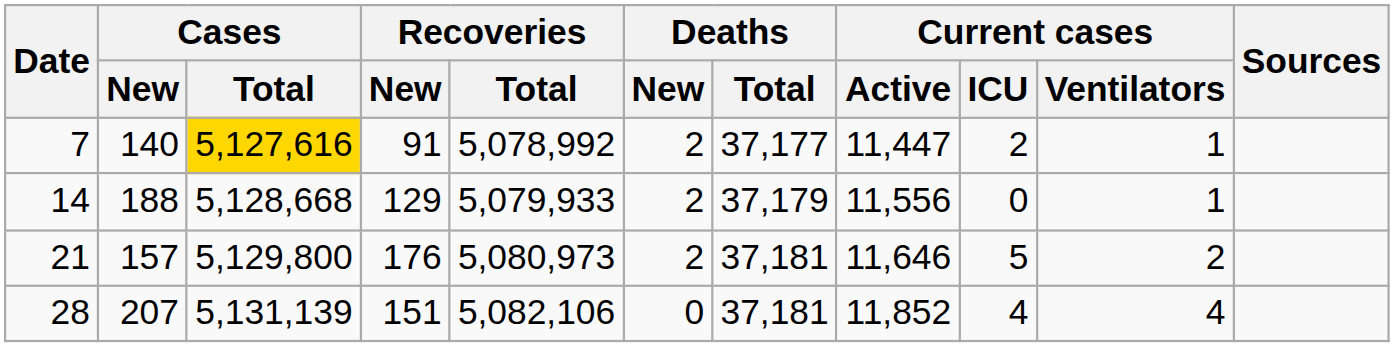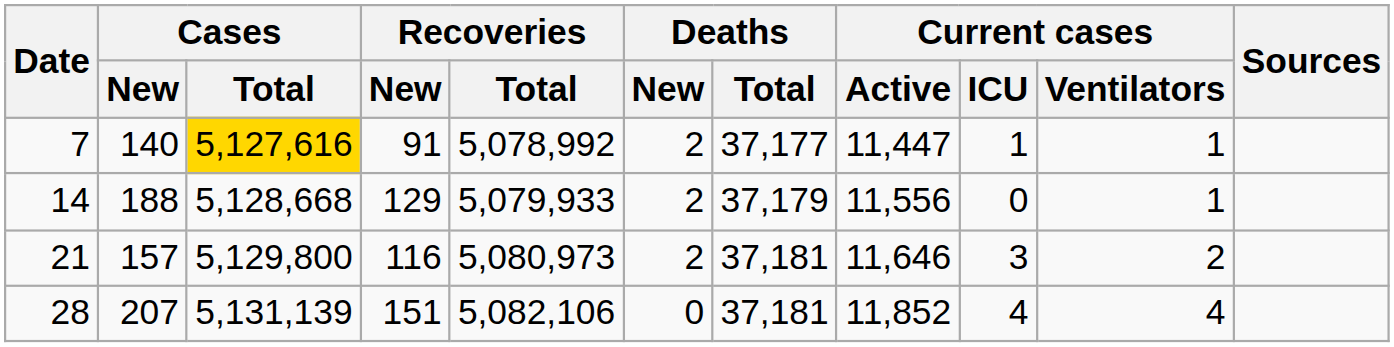(1018, 144) 2 -> (1018, 144) 1
(412, 256) 176 -> (413, 256) 116
(1018, 256) 5 -> (1018, 256) 3
